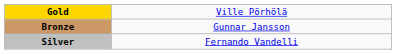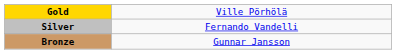rows swapped: (58, 41) <-> (58, 27)
